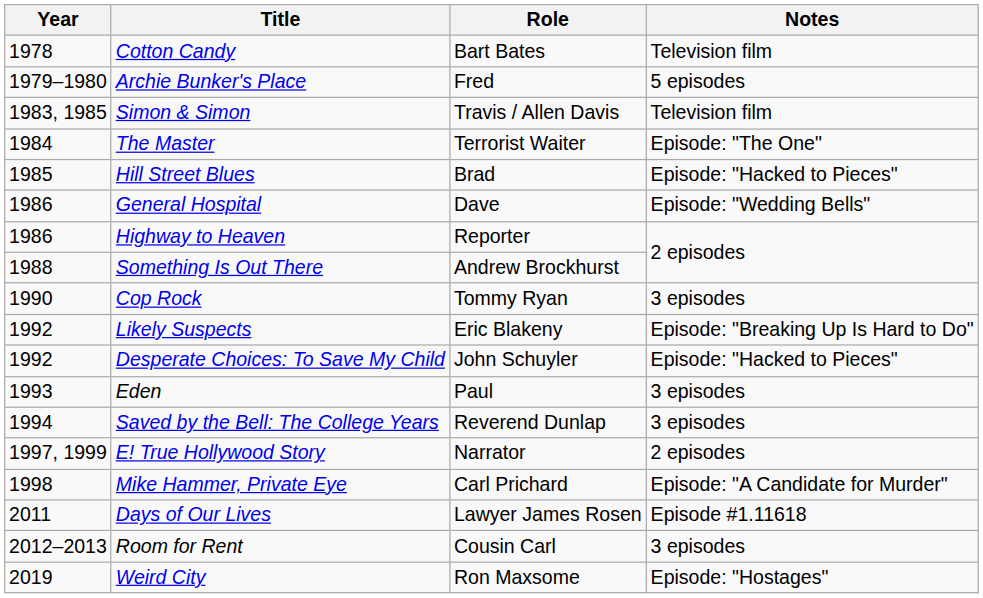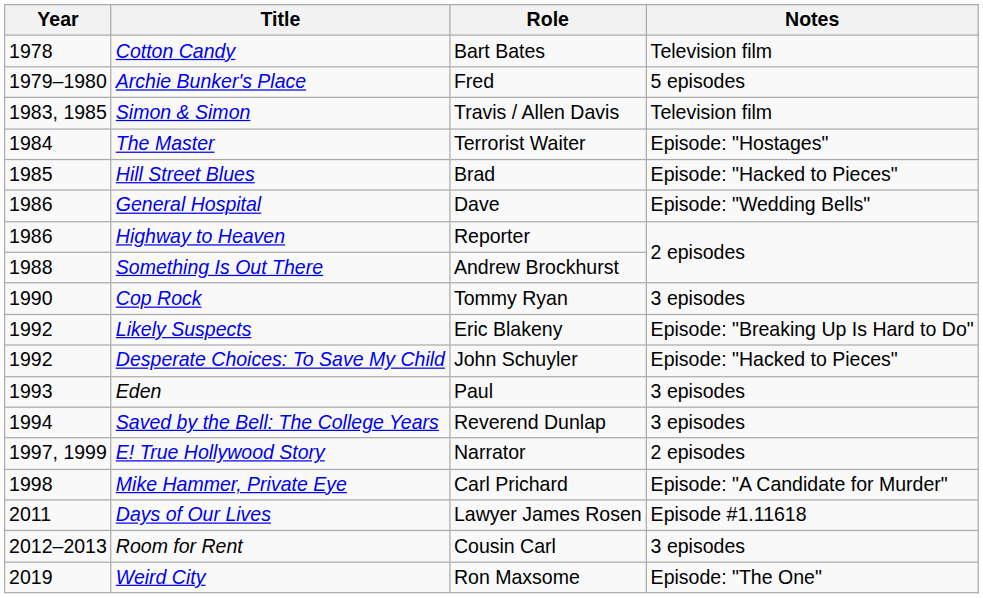(736, 143) Episode: "The One" -> (739, 143) Episode: "Hostages"
(739, 577) Episode: "Hostages" -> (736, 577) Episode: "The One"
